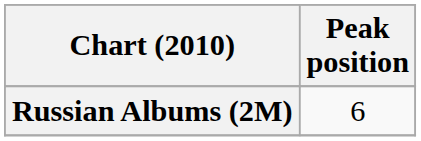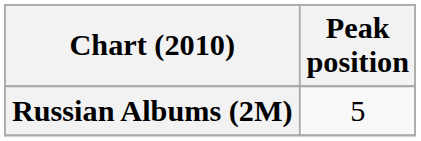(358, 110) 6 -> (358, 110) 5
